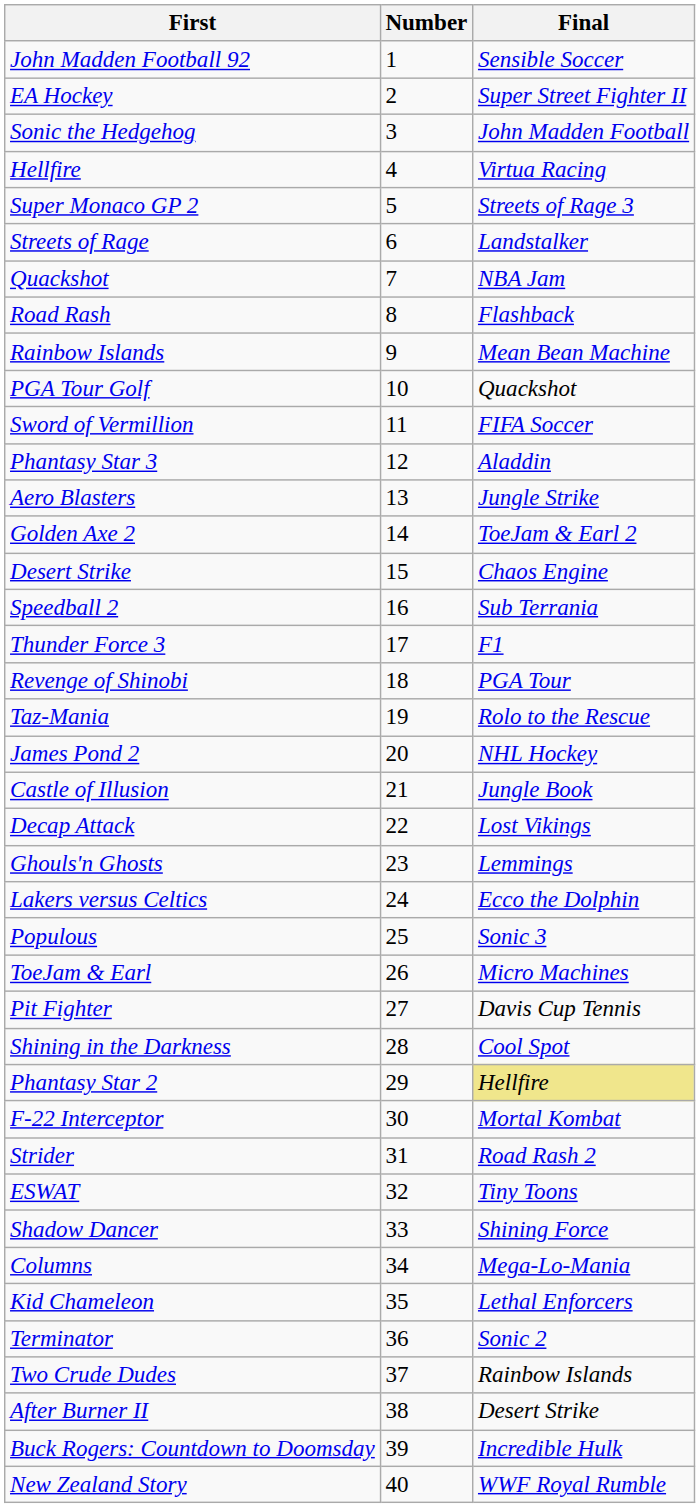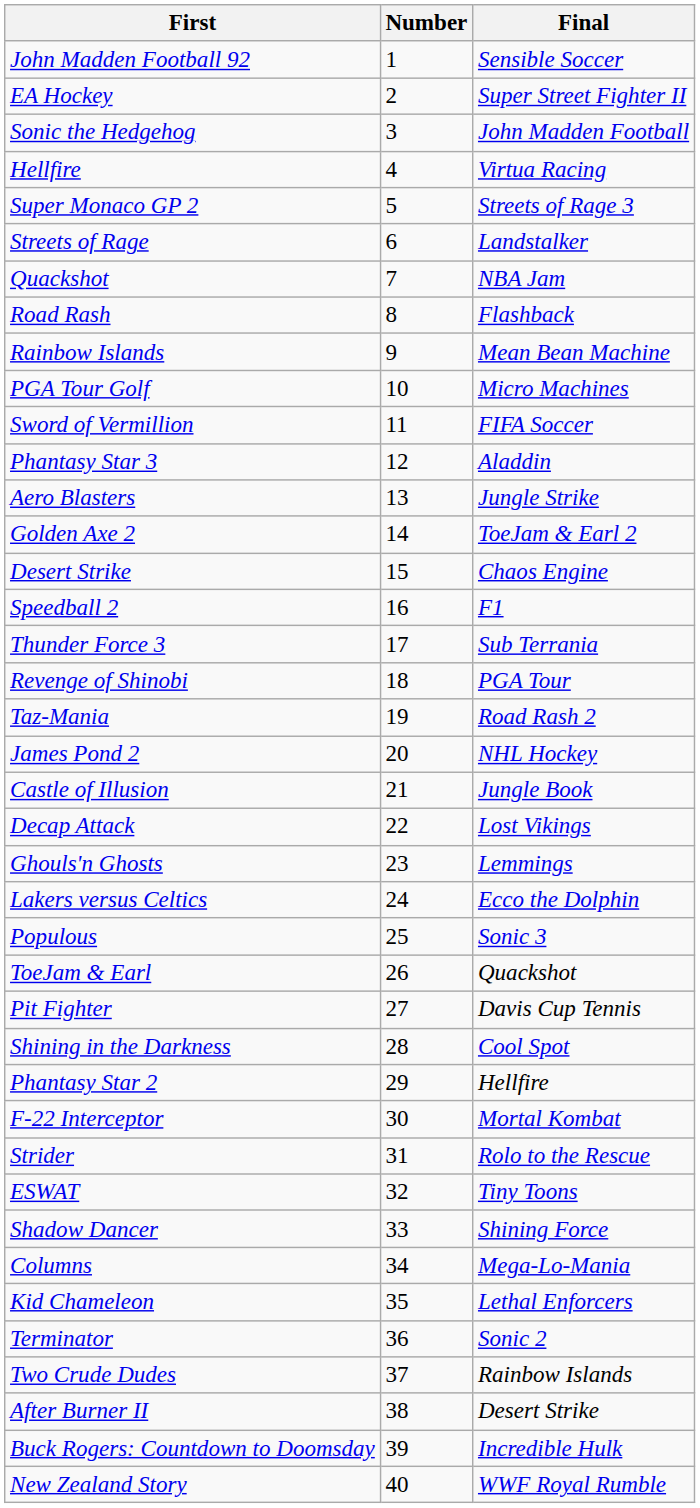(527, 388) Quackshot -> (553, 388) Micro Machines
(538, 607) Sub Terrania -> (491, 607) F1
(491, 643) F1 -> (538, 643) Sub Terrania
(564, 717) Rolo to the Rescue -> (537, 717) Road Rash 2
(553, 972) Micro Machines -> (527, 972) Quackshot
(513, 1082) khaki background -> (513, 1082) no background
(537, 1155) Road Rash 2 -> (564, 1155) Rolo to the Rescue
